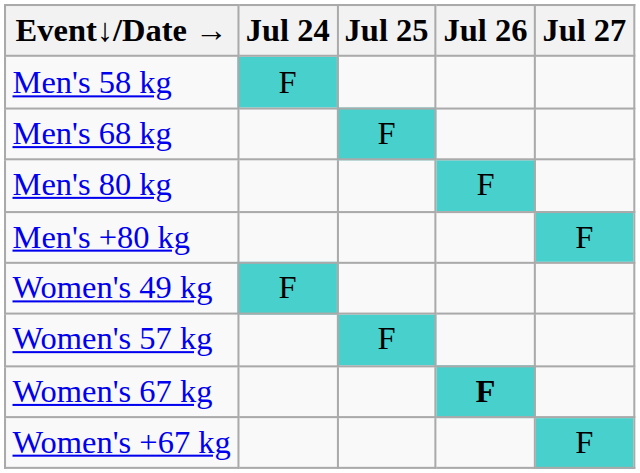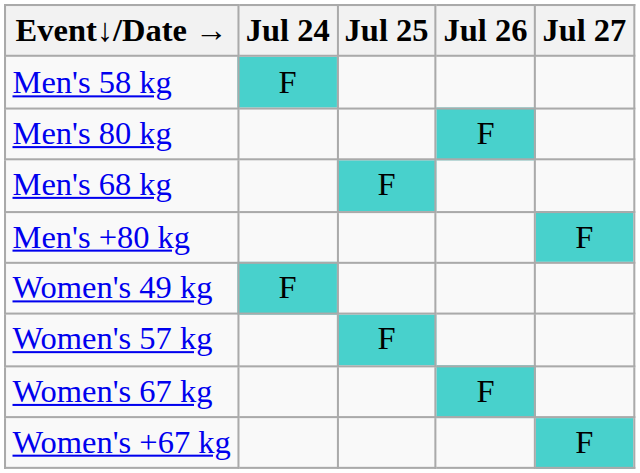rows swapped: (92, 133) <-> (92, 184)
(485, 390) bold -> (485, 390) normal
